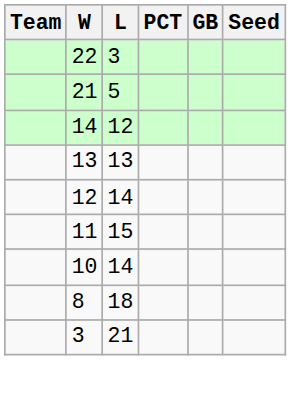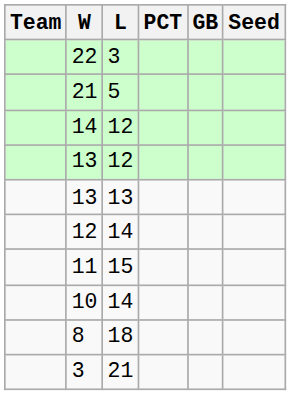+ row: (85, 162)
